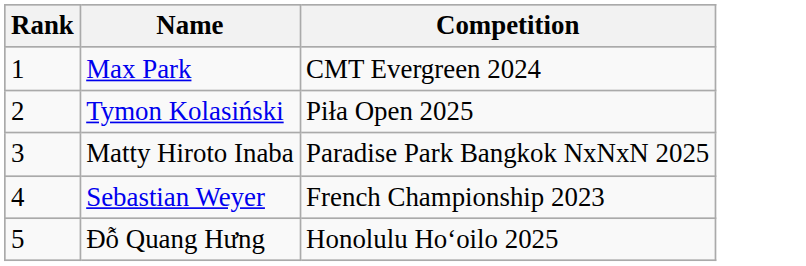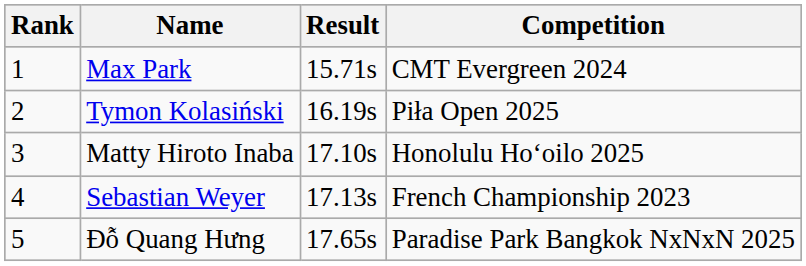+ column: (343, 25)
(508, 153) Paradise Park Bangkok NxNxN 2025 -> (518, 153) Honolulu Hoʻoilo 2025
(432, 238) Honolulu Hoʻoilo 2025 -> (593, 238) Paradise Park Bangkok NxNxN 2025
